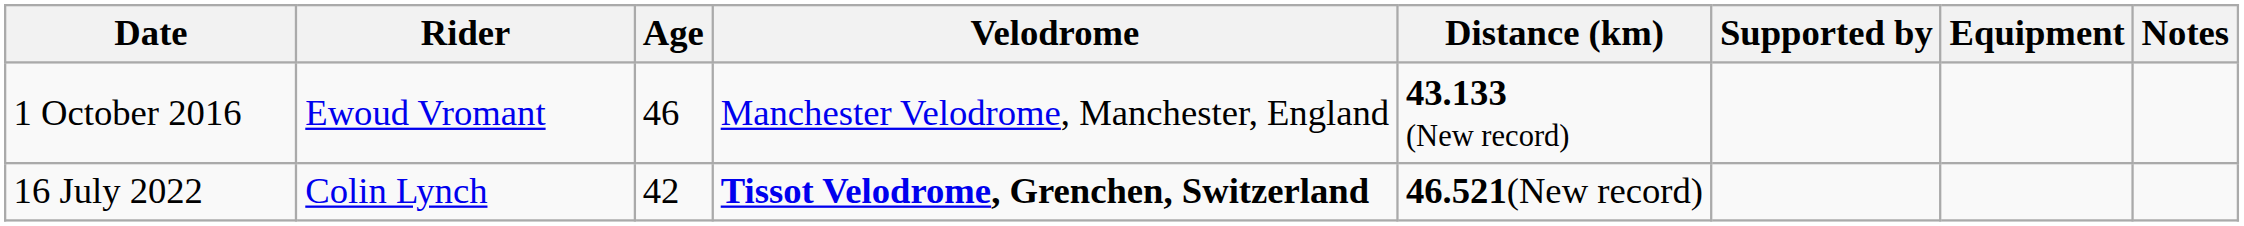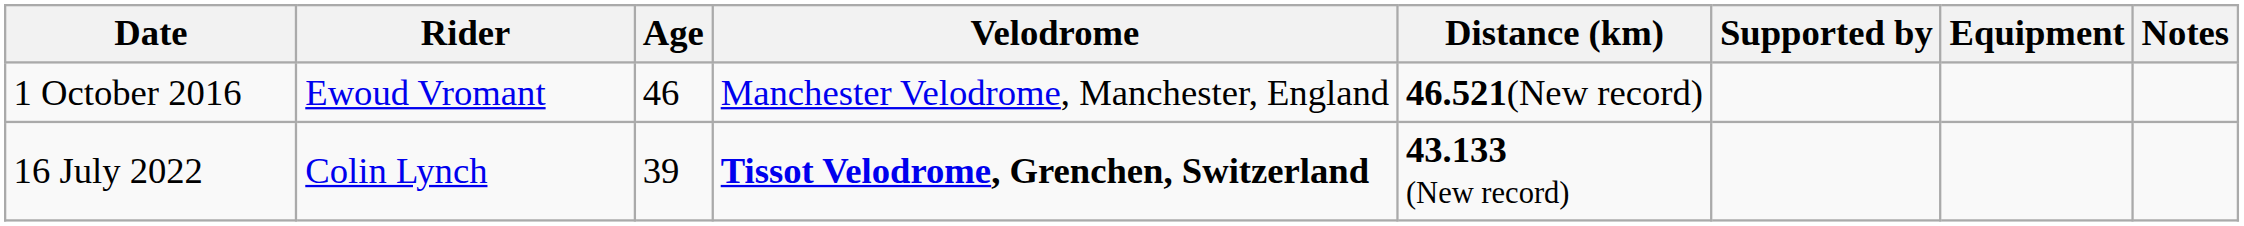(1488, 112) 43.133 (New record) -> (1554, 91) 46.521(New record)
(661, 190) 42 -> (661, 170) 39
(1554, 190) 46.521(New record) -> (1488, 170) 43.133 (New record)
